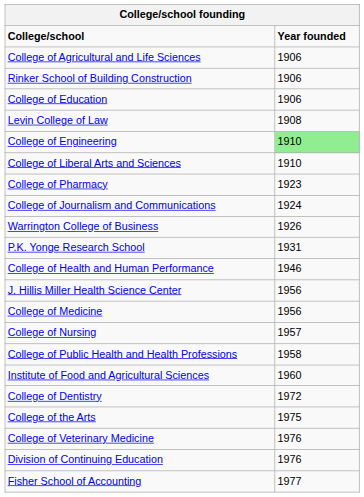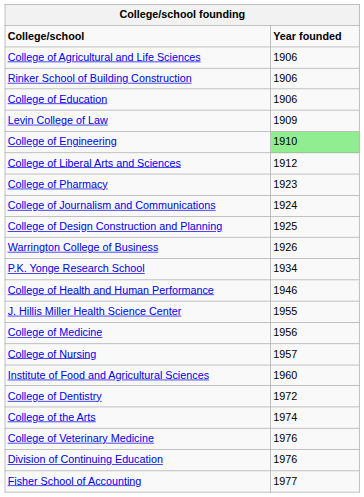(290, 121) 1908 -> (285, 121) 1909
(290, 163) 1910 -> (285, 163) 1912
+ row: (115, 227)
(290, 248) 1931 -> (285, 269) 1934
(290, 290) 1956 -> (285, 311) 1955
- row: (122, 354)
(290, 417) 1975 -> (285, 417) 1974
